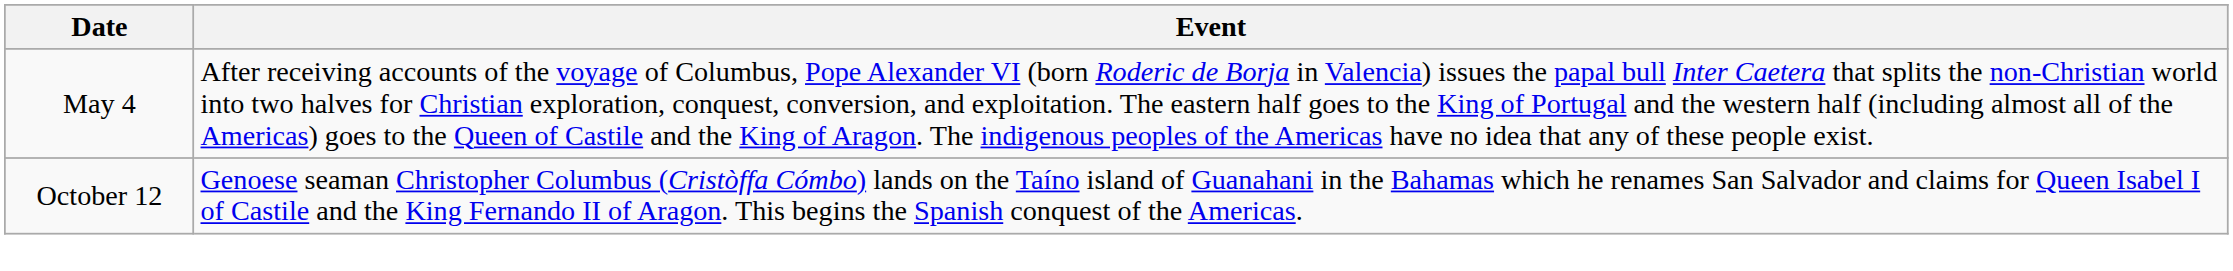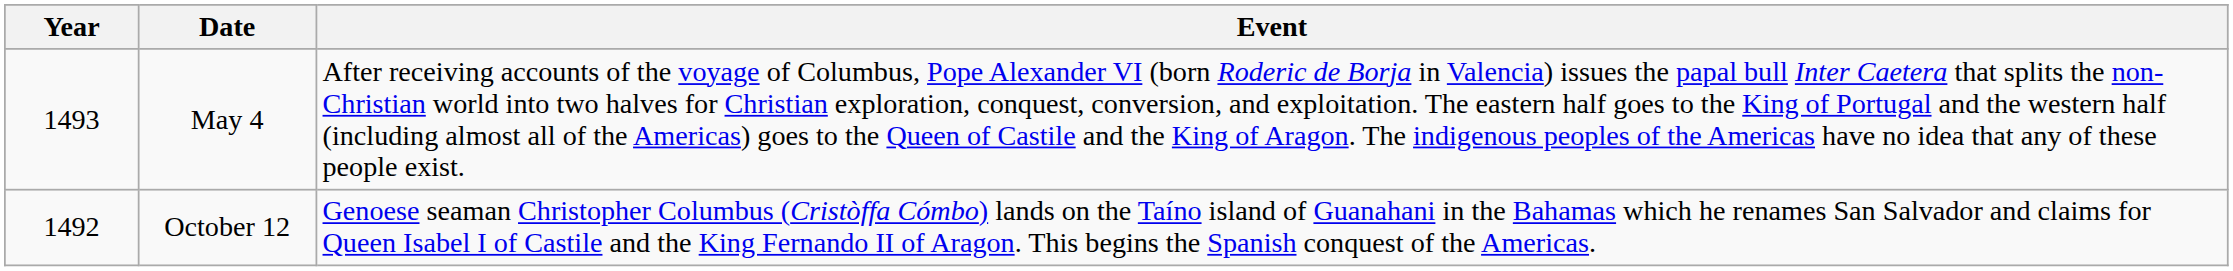+ column: (72, 26)
